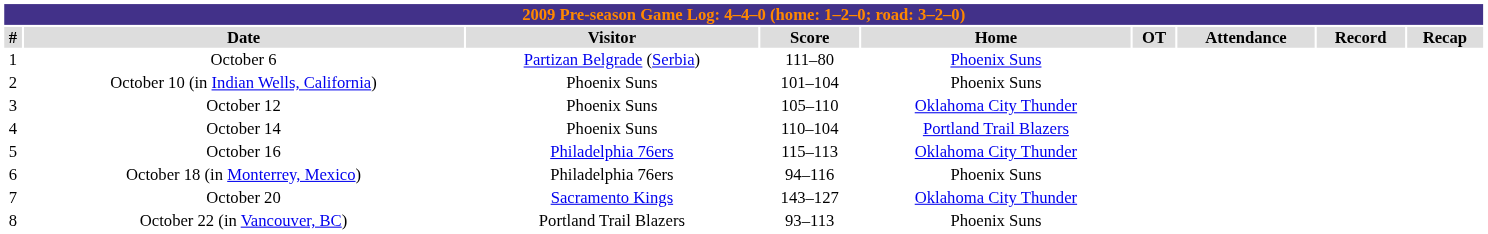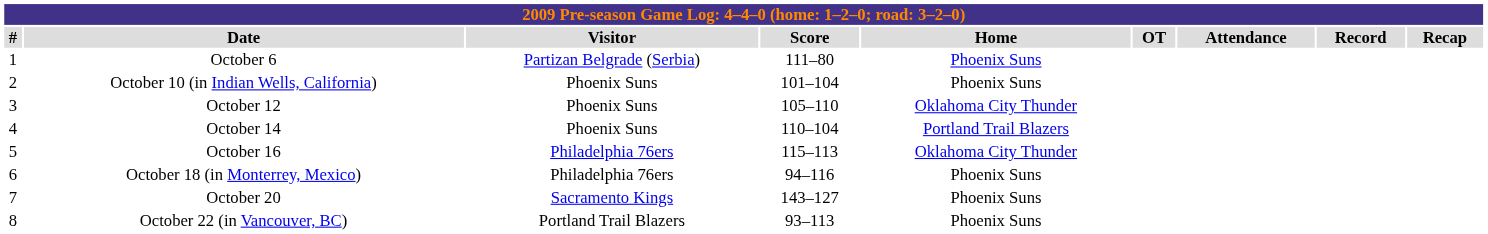(996, 197) Oklahoma City Thunder -> (996, 197) Phoenix Suns
